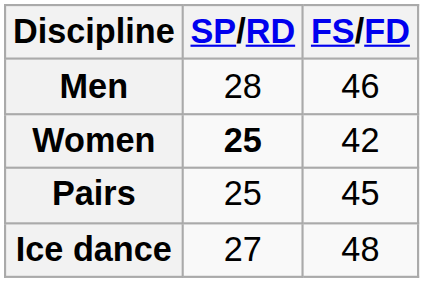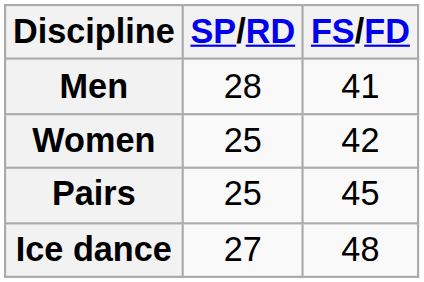(360, 85) 46 -> (360, 85) 41
(243, 140) bold -> (243, 140) normal
